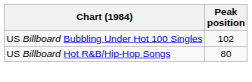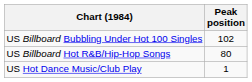+ row: (74, 69)
